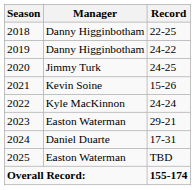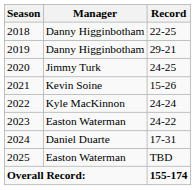(163, 49) 24-22 -> (163, 49) 29-21
(163, 121) 29-21 -> (163, 121) 24-22
